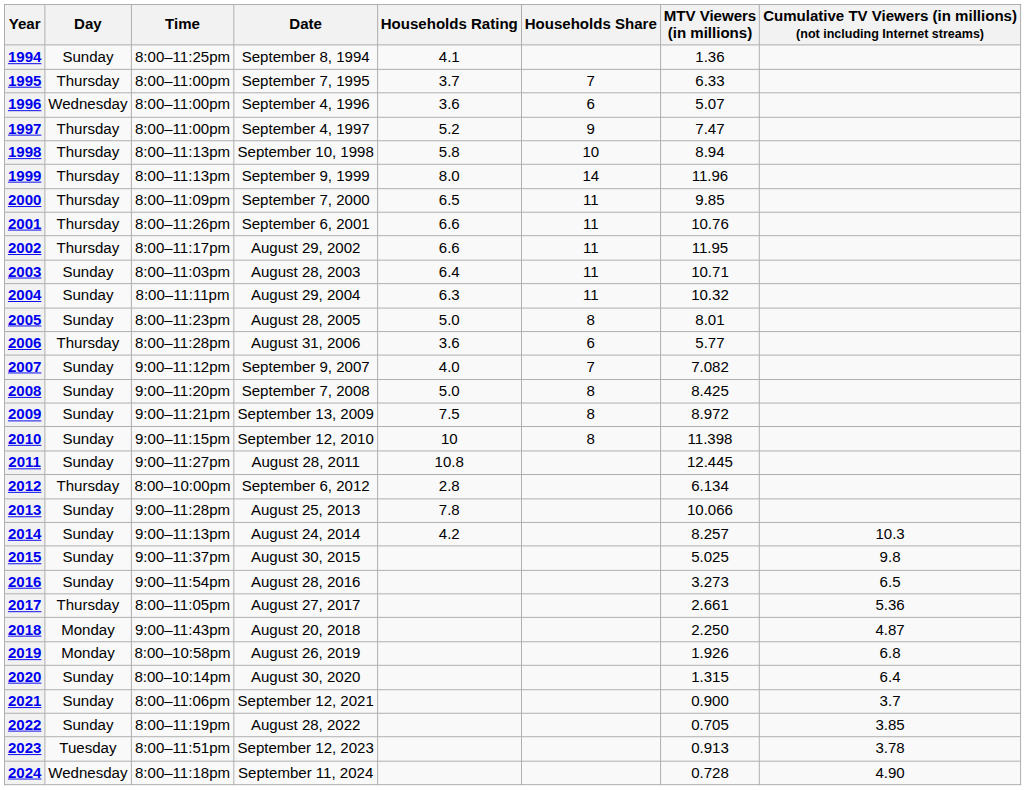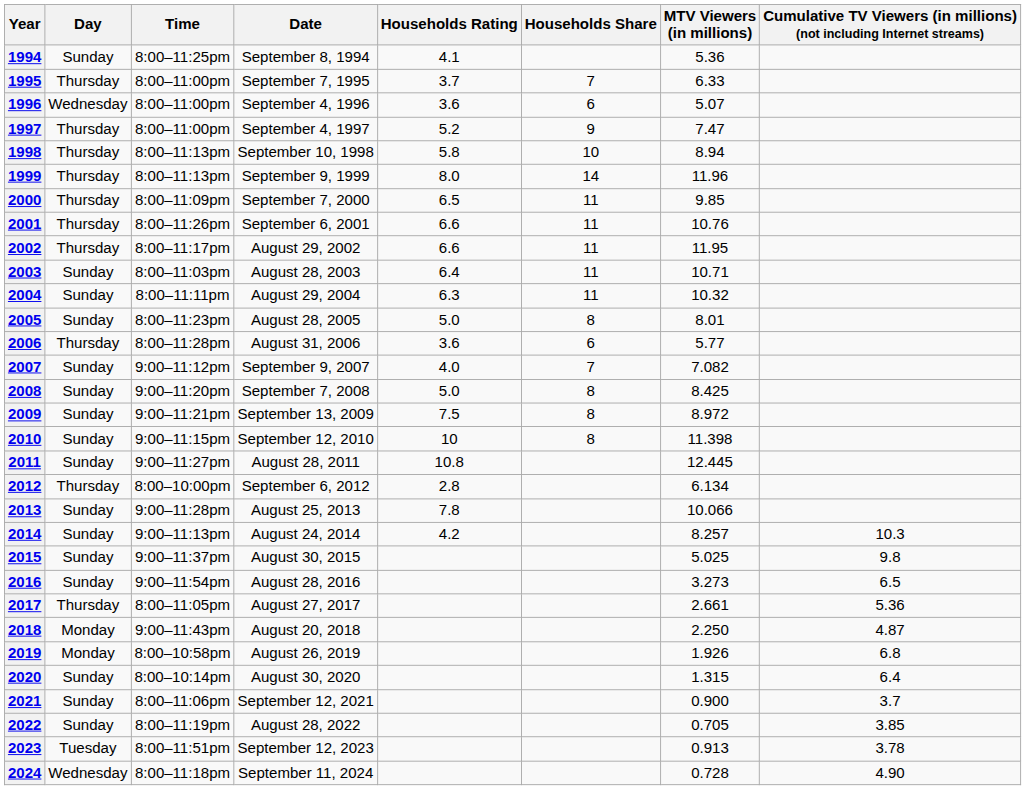(710, 57) 1.36 -> (710, 57) 5.36
